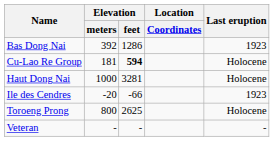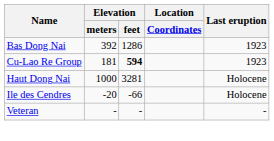(247, 62) Holocene -> (256, 62) 1923
(256, 95) 1923 -> (247, 95) Holocene
- row: (38, 111)
